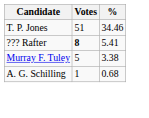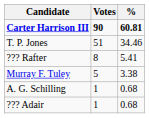+ row: (48, 27)
(77, 43) bold -> (96, 58) normal
+ row: (25, 105)
